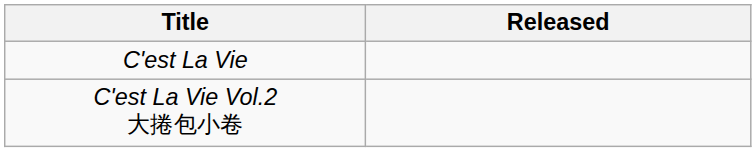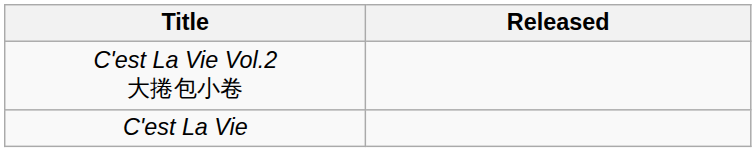rows swapped: (185, 60) <-> (185, 110)
